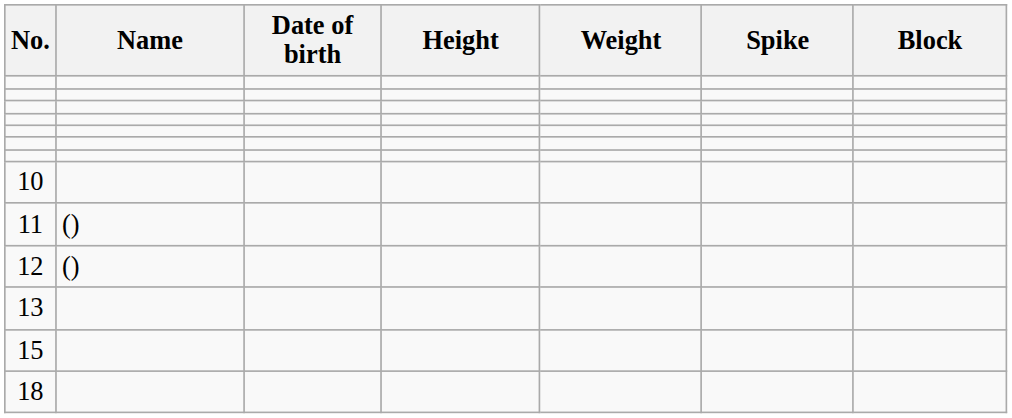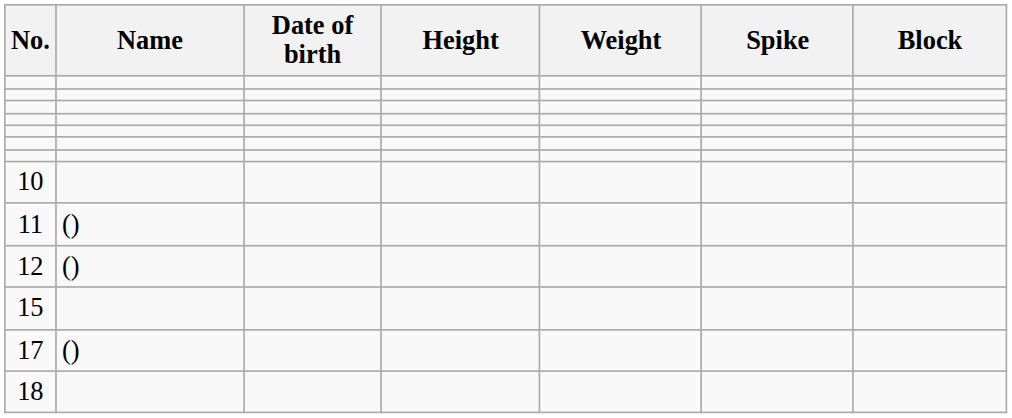- row: (30, 307)
+ row: (30, 349)
